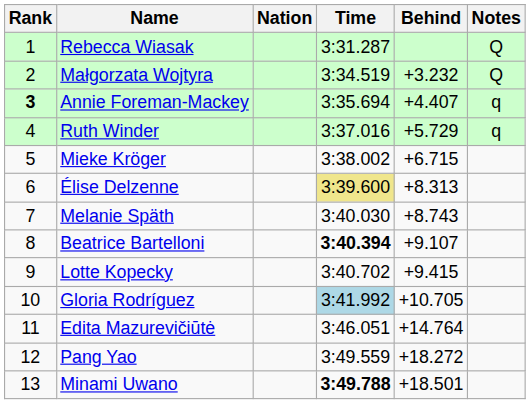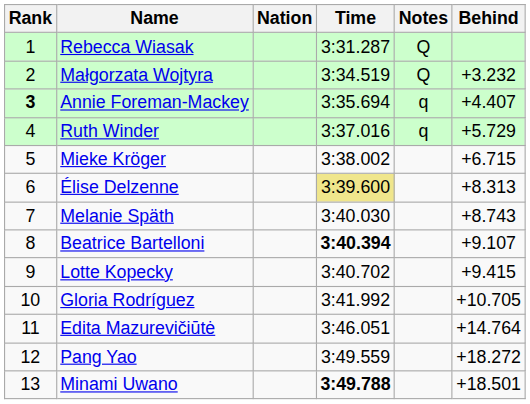columns swapped: (431, 18) <-> (496, 18)
(355, 300) lightblue background -> (355, 300) no background
